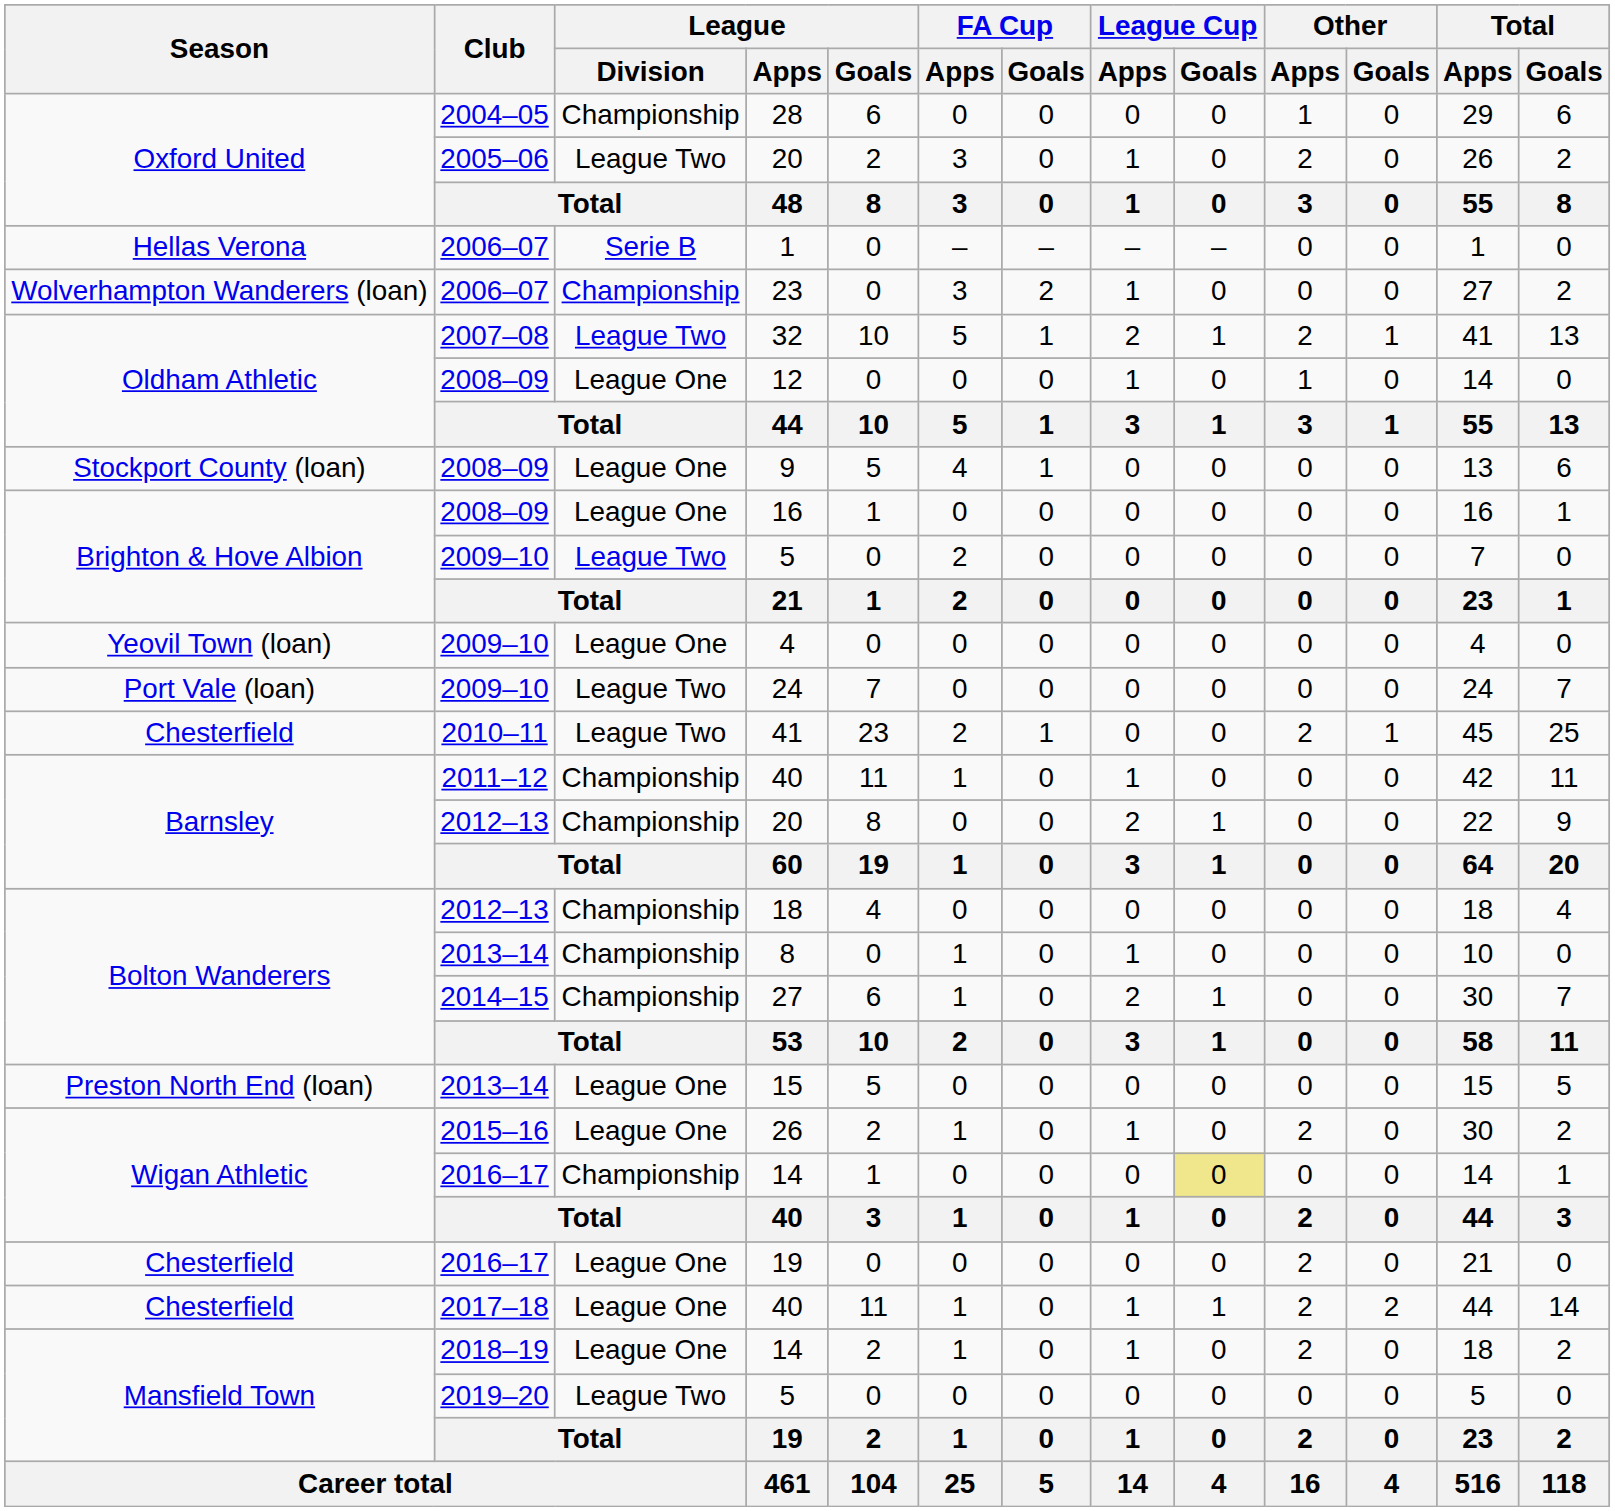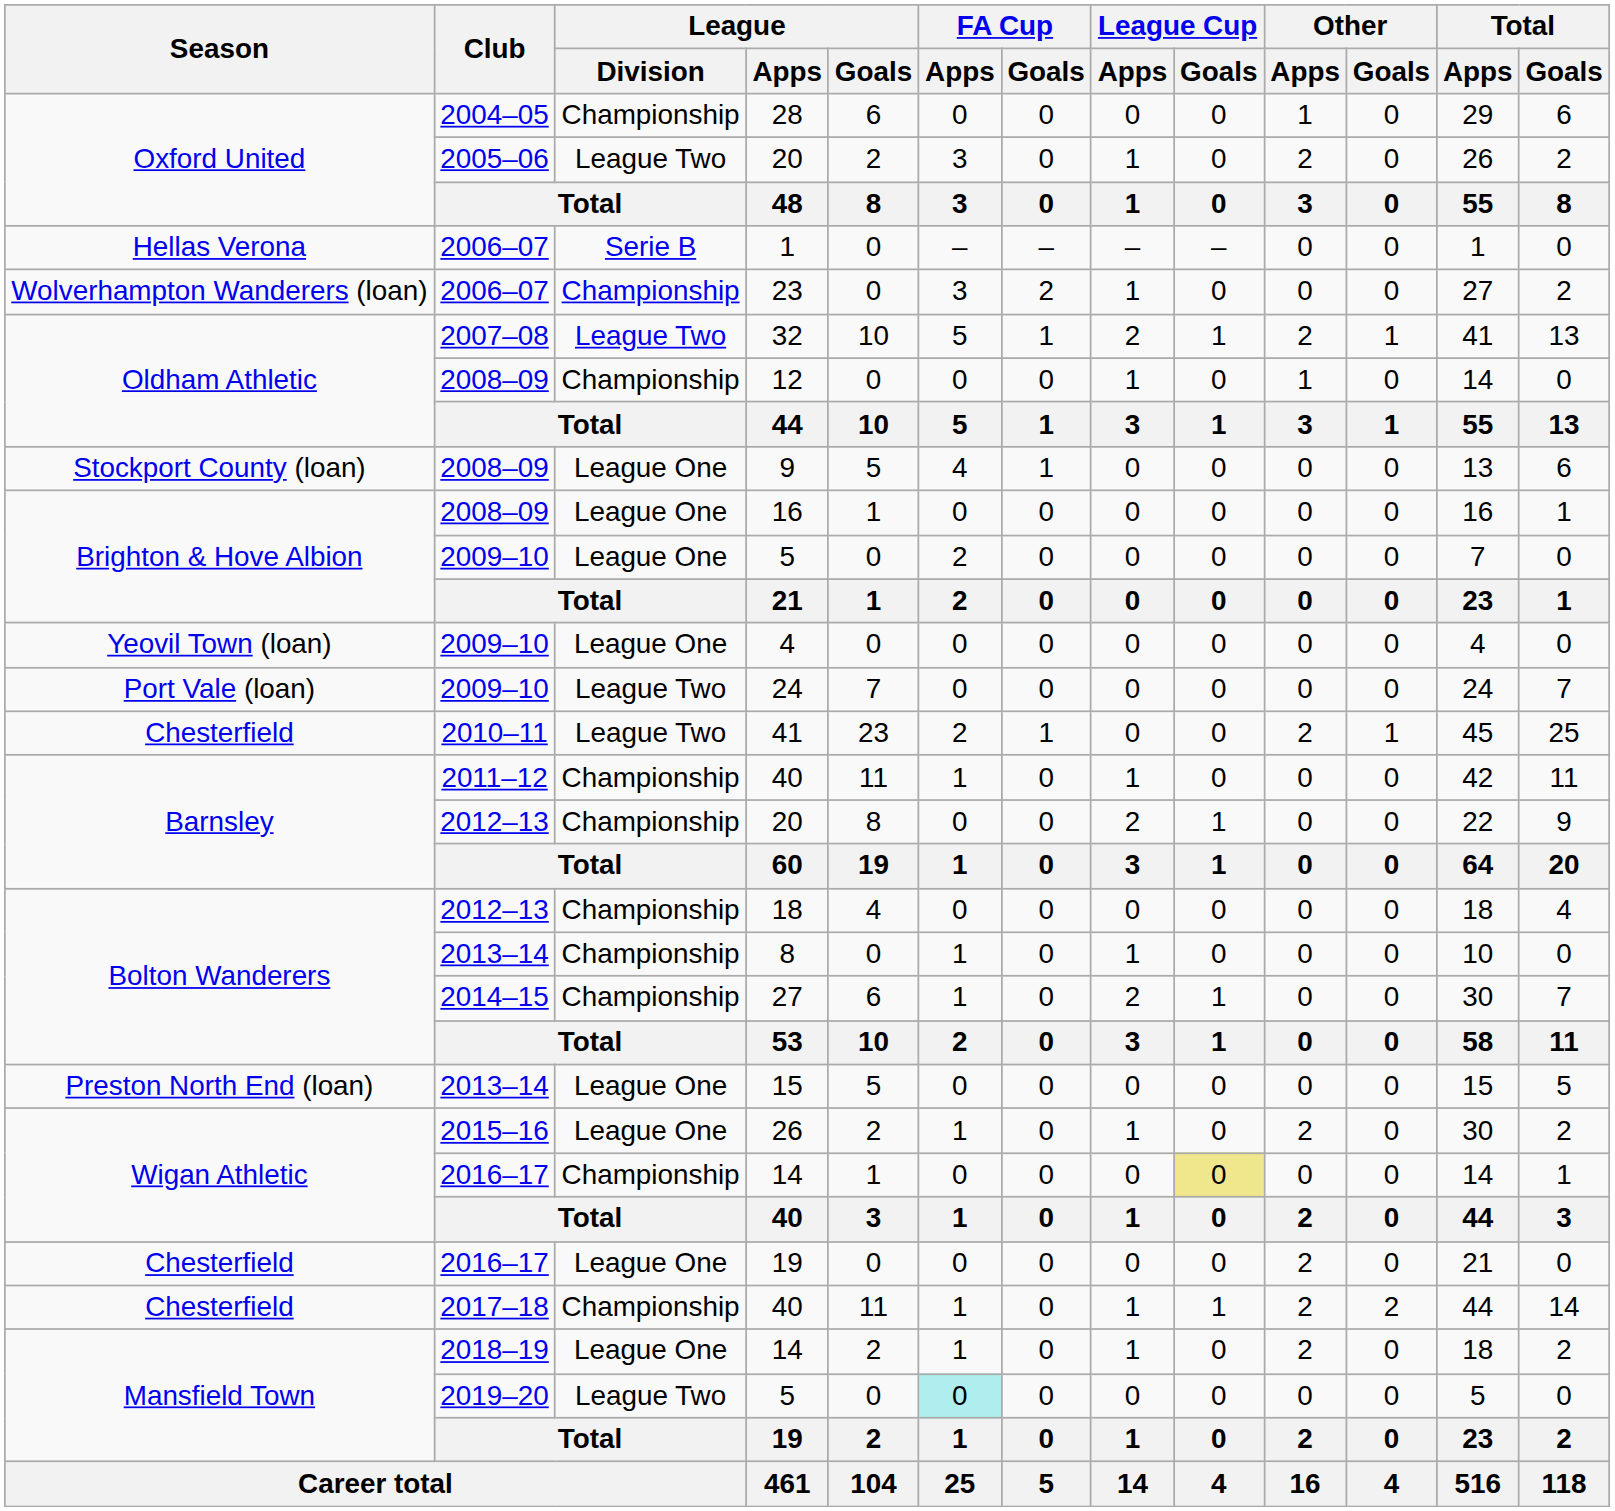(651, 379) League One -> (651, 379) Championship
(651, 556) League Two -> (651, 556) League One
(651, 1306) League One -> (651, 1306) Championship
(960, 1395) no background -> (960, 1395) paleturquoise background
